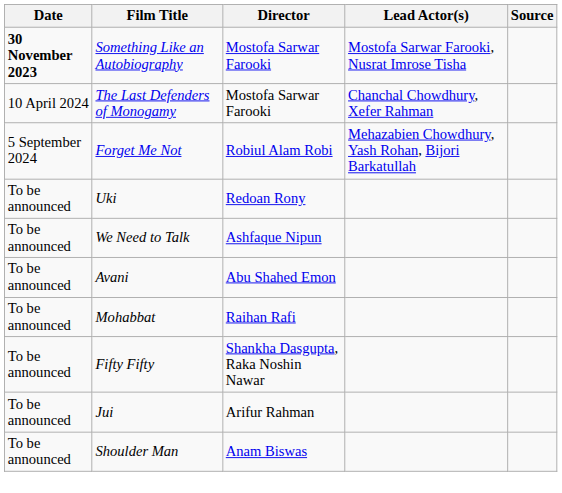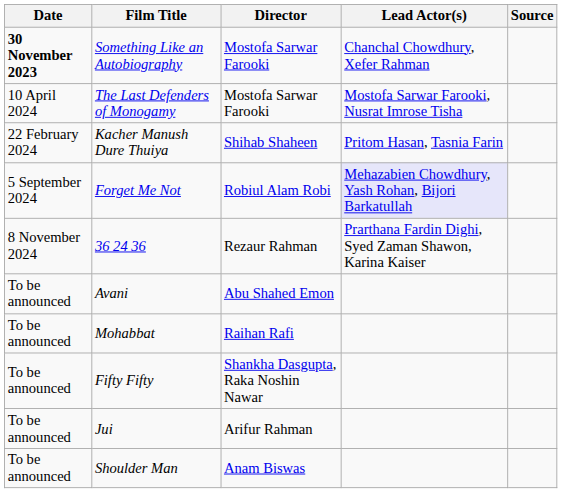(421, 55) Mostofa Sarwar Farooki, Nusrat Imrose Tisha -> (409, 55) Chanchal Chowdhury, Xefer Rahman
(413, 103) Chanchal Chowdhury, Xefer Rahman -> (417, 103) Mostofa Sarwar Farooki, Nusrat Imrose Tisha
+ row: (142, 142)
(421, 150) no background -> (417, 190) lavender background
+ row: (120, 246)
- row: (106, 198)
- row: (142, 237)
